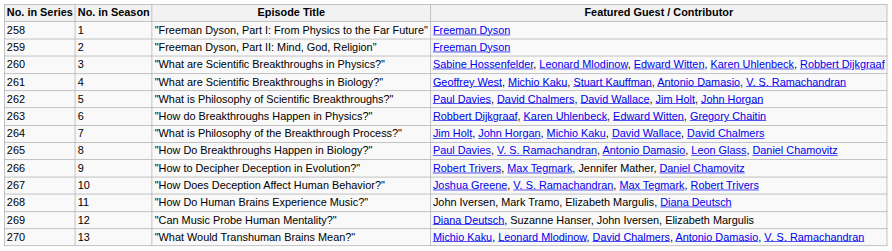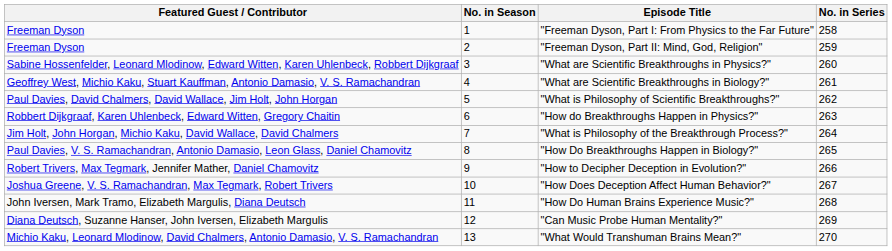columns swapped: (40, 13) <-> (659, 13)
